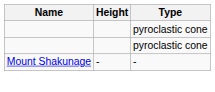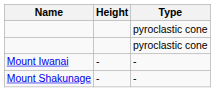+ row: (38, 62)
